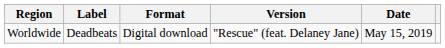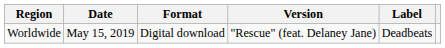columns swapped: (398, 14) <-> (92, 14)
